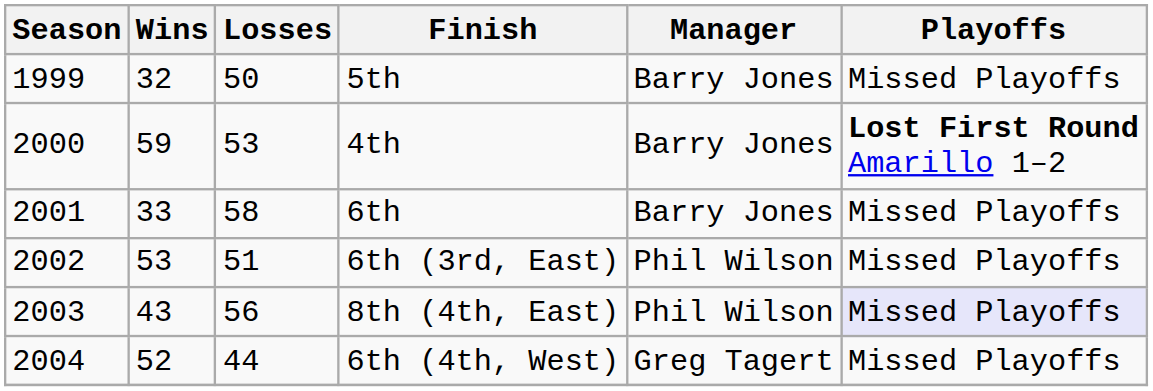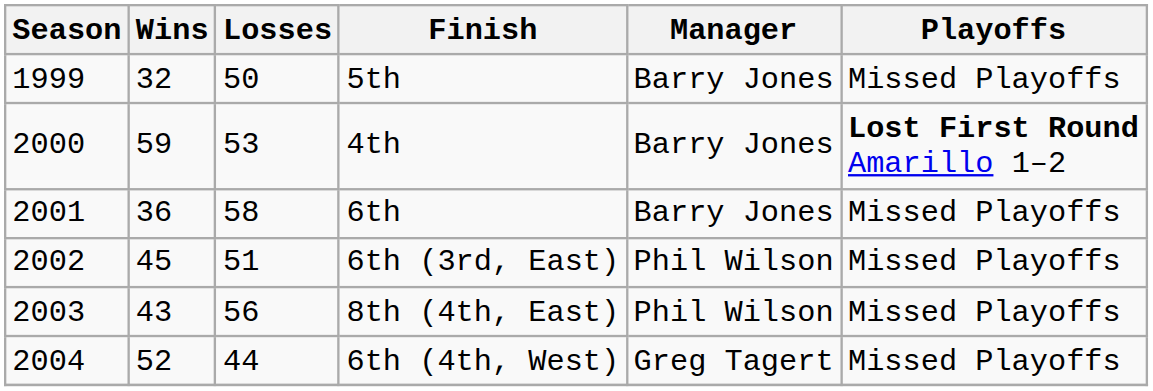(154, 213) 33 -> (154, 213) 36
(154, 262) 53 -> (154, 262) 45
(984, 312) lavender background -> (984, 312) no background
